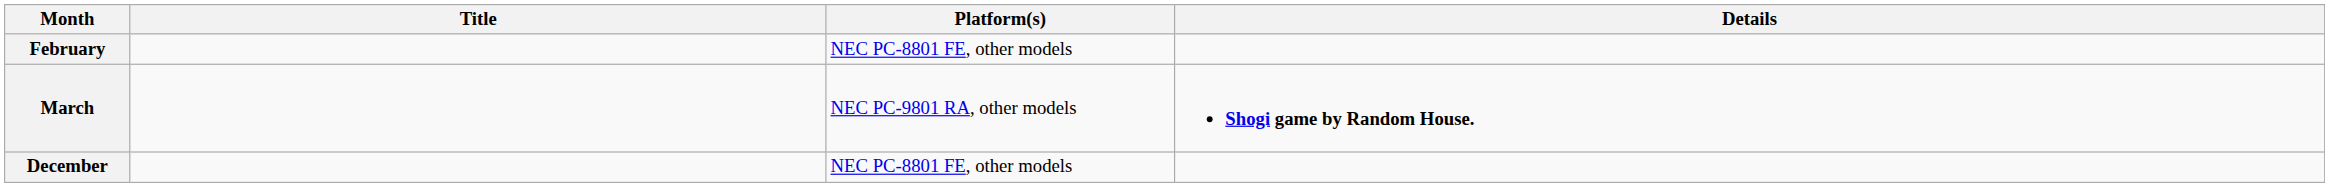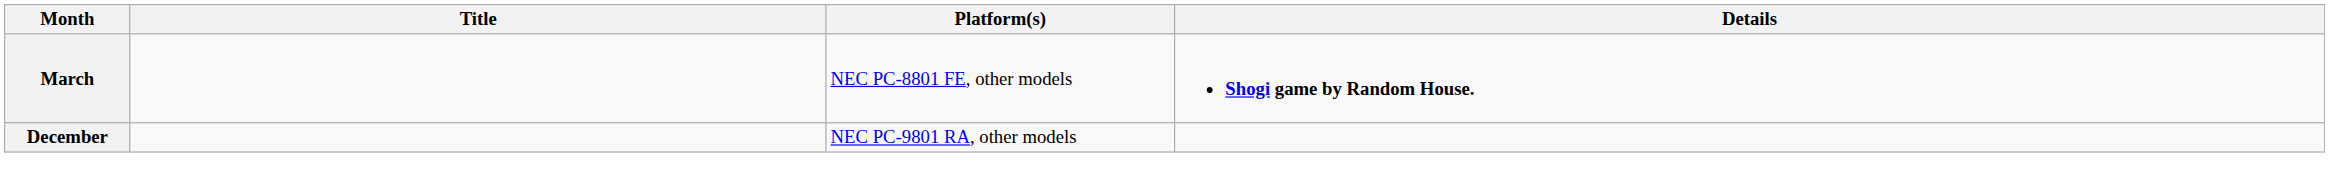- row: (67, 49)
(954, 107) NEC PC-9801 RA, other models -> (951, 78) NEC PC-8801 FE, other models
(951, 166) NEC PC-8801 FE, other models -> (954, 137) NEC PC-9801 RA, other models
